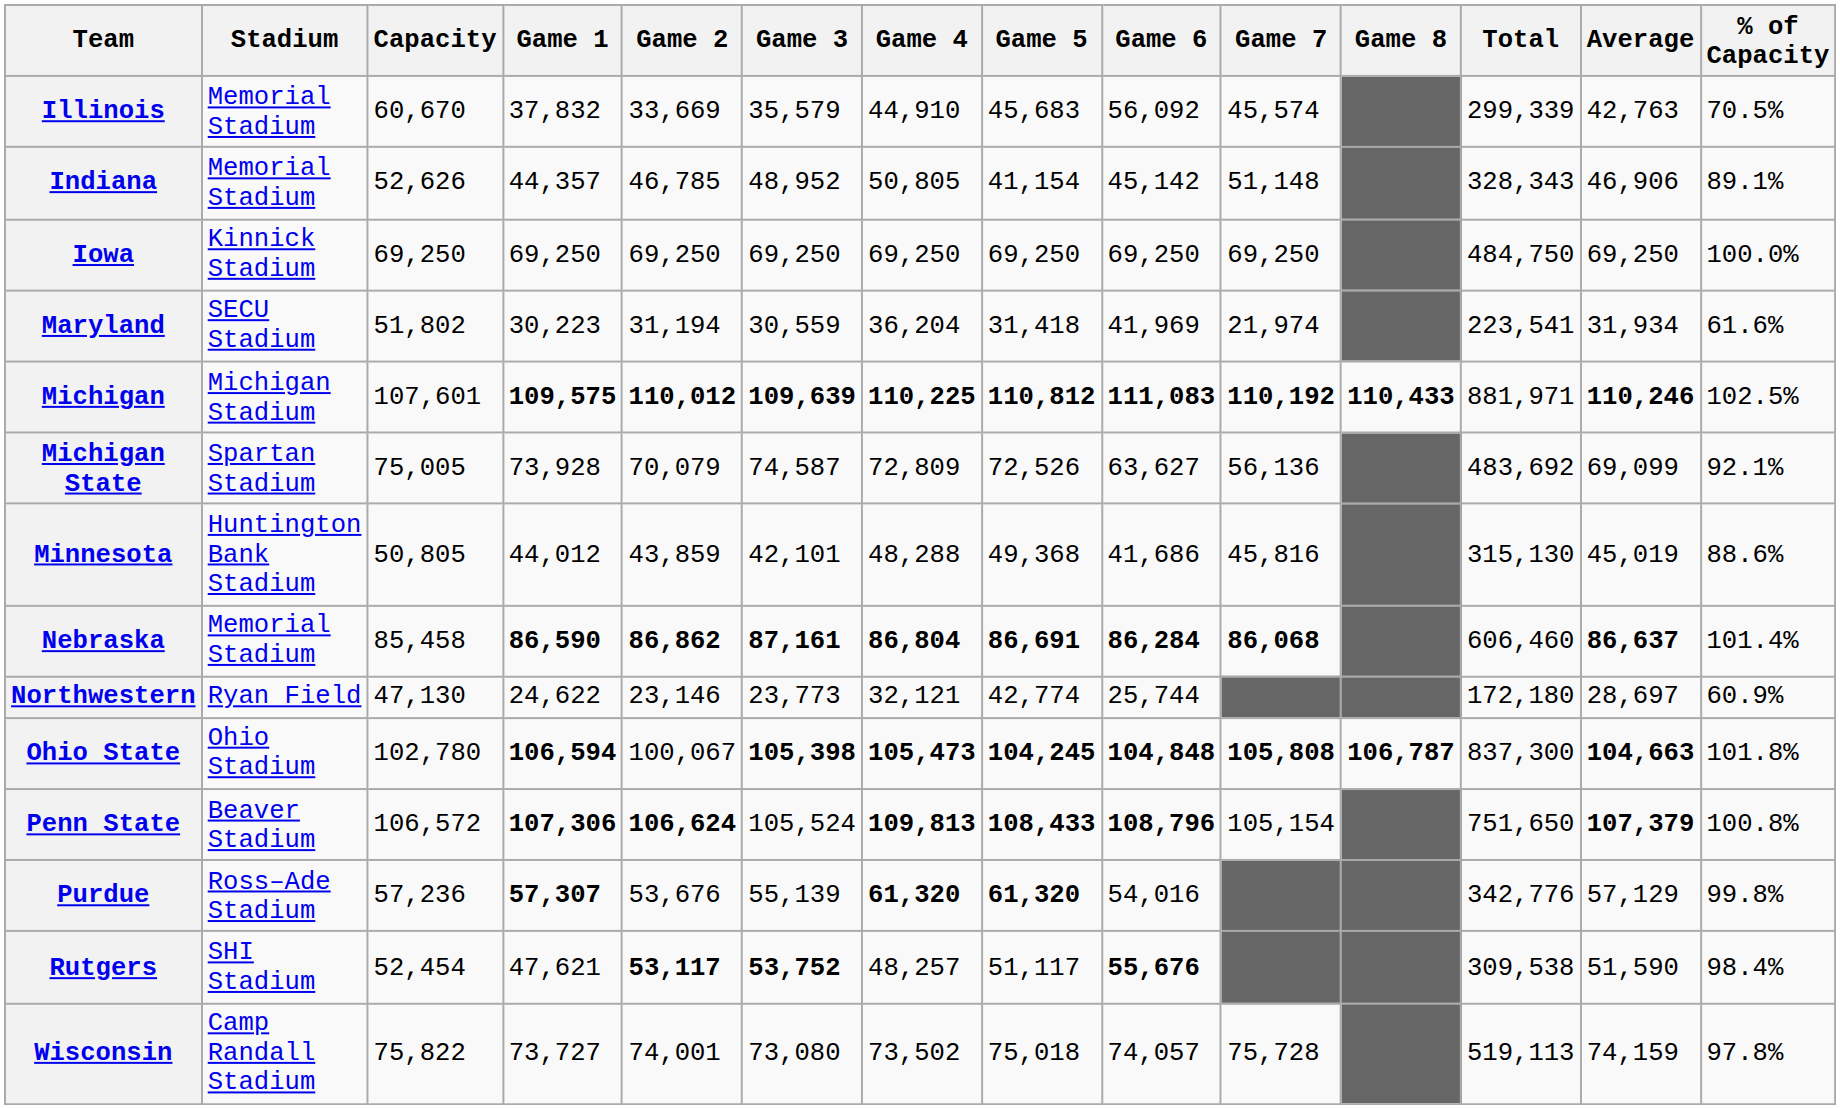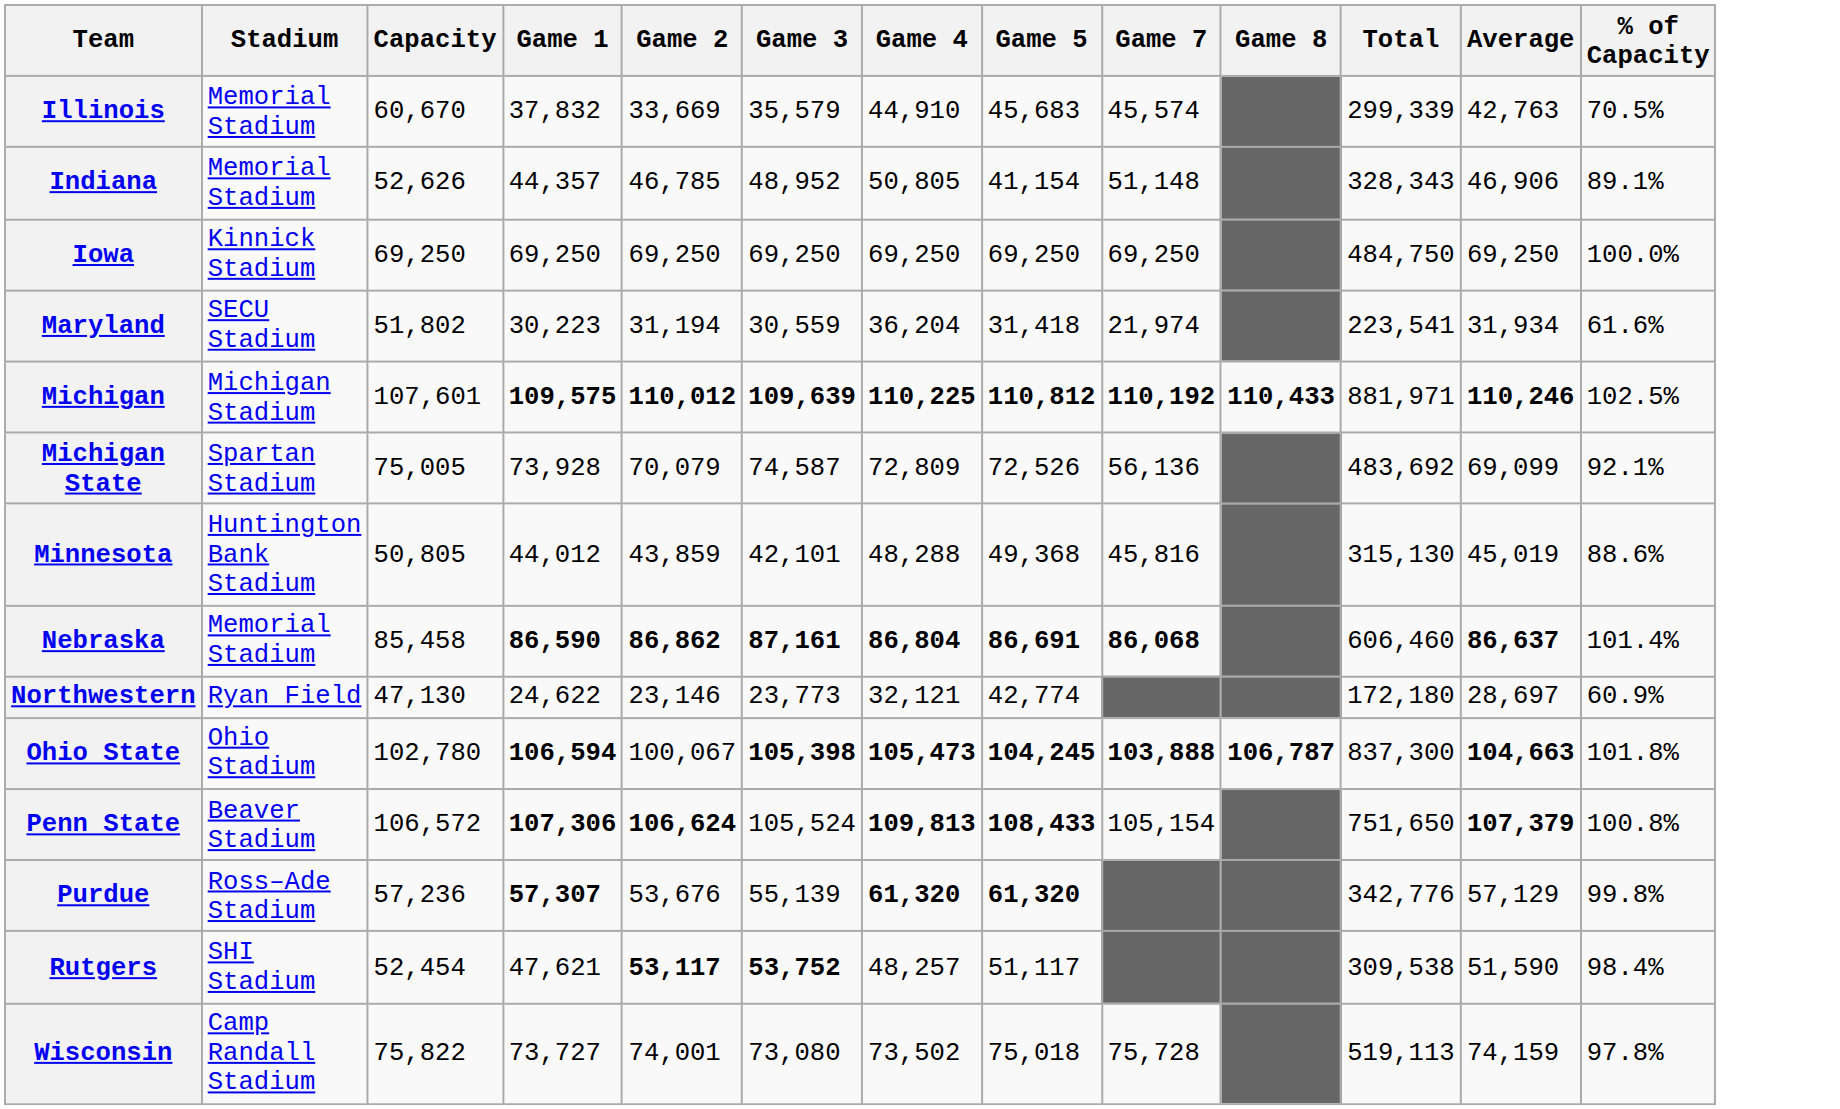- column: (1161, 41)
(1281, 754) 105,808 -> (1161, 754) 103,888
